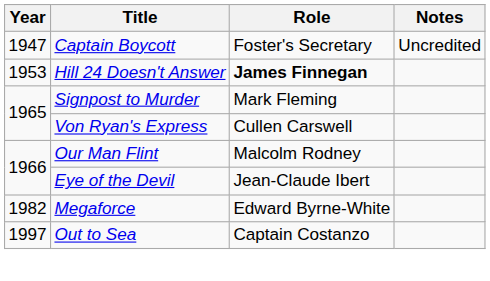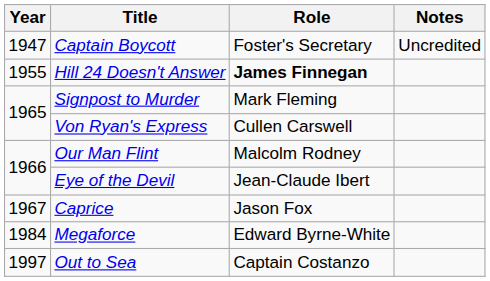(28, 72) 1953 -> (28, 72) 1955
+ row: (84, 208)
(28, 208) 1982 -> (28, 235) 1984
